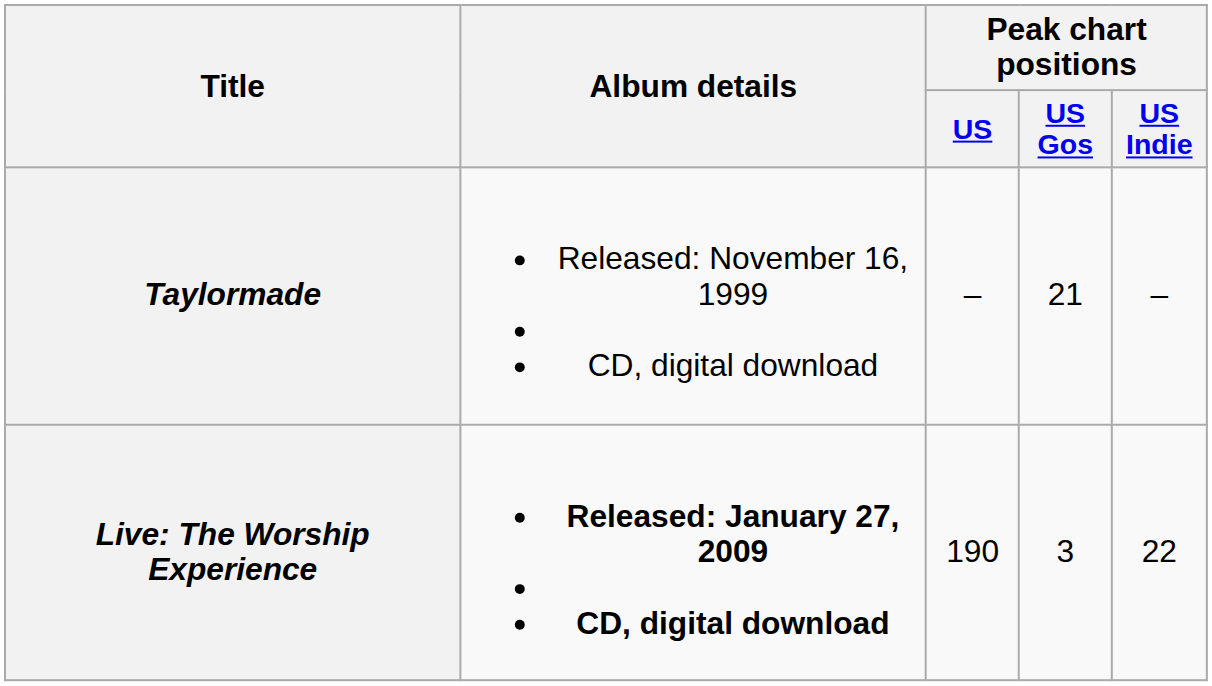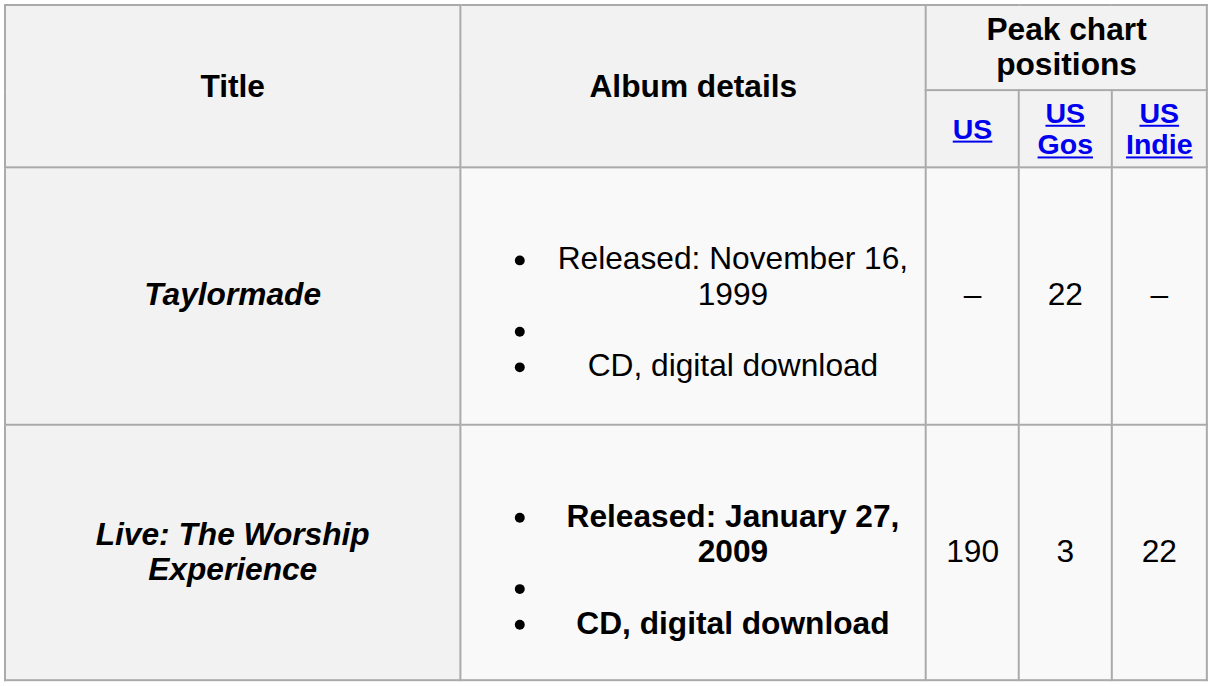(1065, 295) 21 -> (1065, 295) 22
